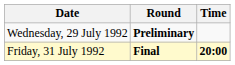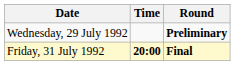columns swapped: (213, 13) <-> (164, 13)
